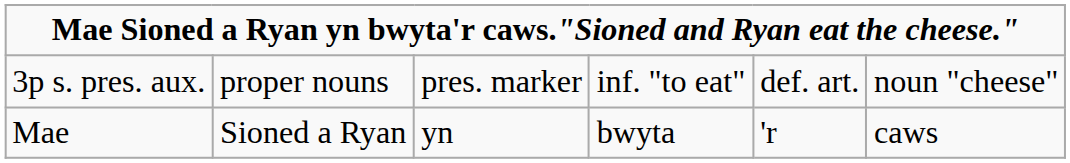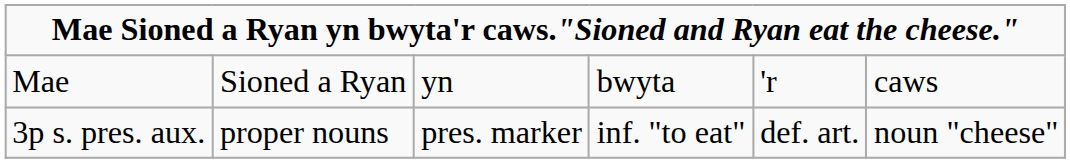rows swapped: (41, 132) <-> (109, 81)
